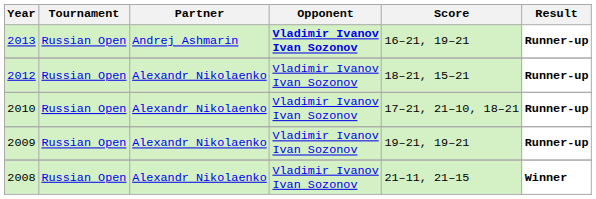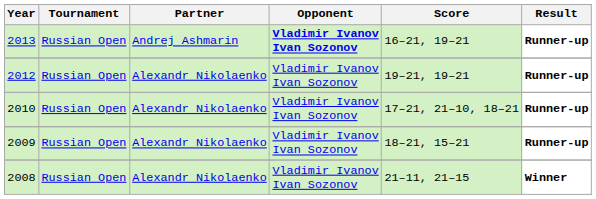(427, 75) 18–21, 15–21 -> (427, 75) 19–21, 19–21
(427, 143) 19–21, 19–21 -> (427, 143) 18–21, 15–21
